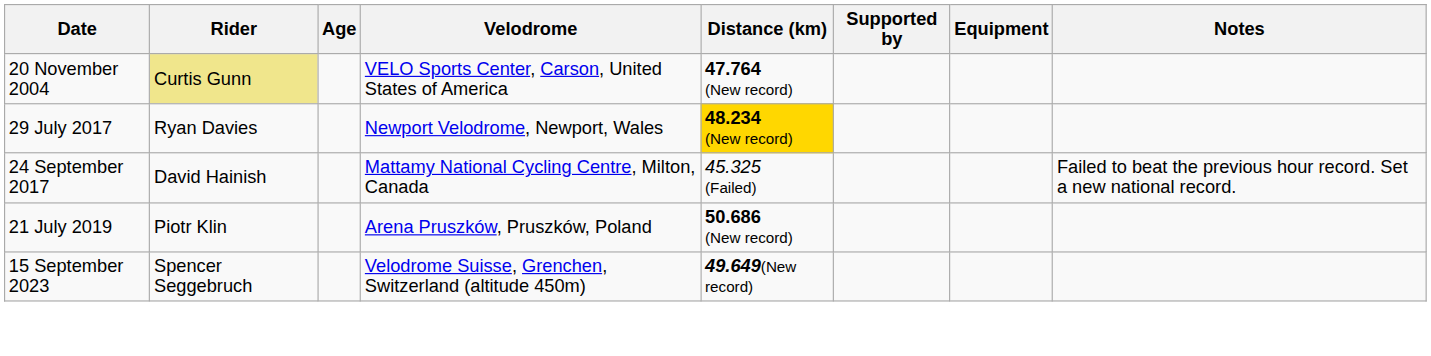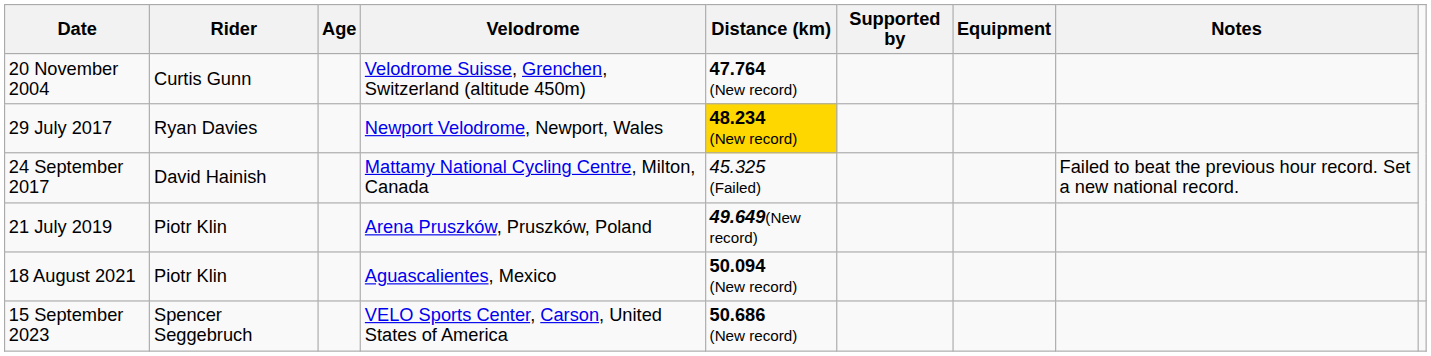(203, 78) khaki background -> (203, 78) no background
(513, 78) VELO Sports Center, Carson, United States of America -> (486, 78) Velodrome Suisse, Grenchen, Switzerland (altitude 450m)
(749, 227) 50.686 (New record) -> (755, 227) 49.649(New record)
+ row: (72, 276)
(486, 276) Velodrome Suisse, Grenchen, Switzerland (altitude 450m) -> (513, 325) VELO Sports Center, Carson, United States of America
(751, 276) 49.649(New record) -> (753, 325) 50.686 (New record)
